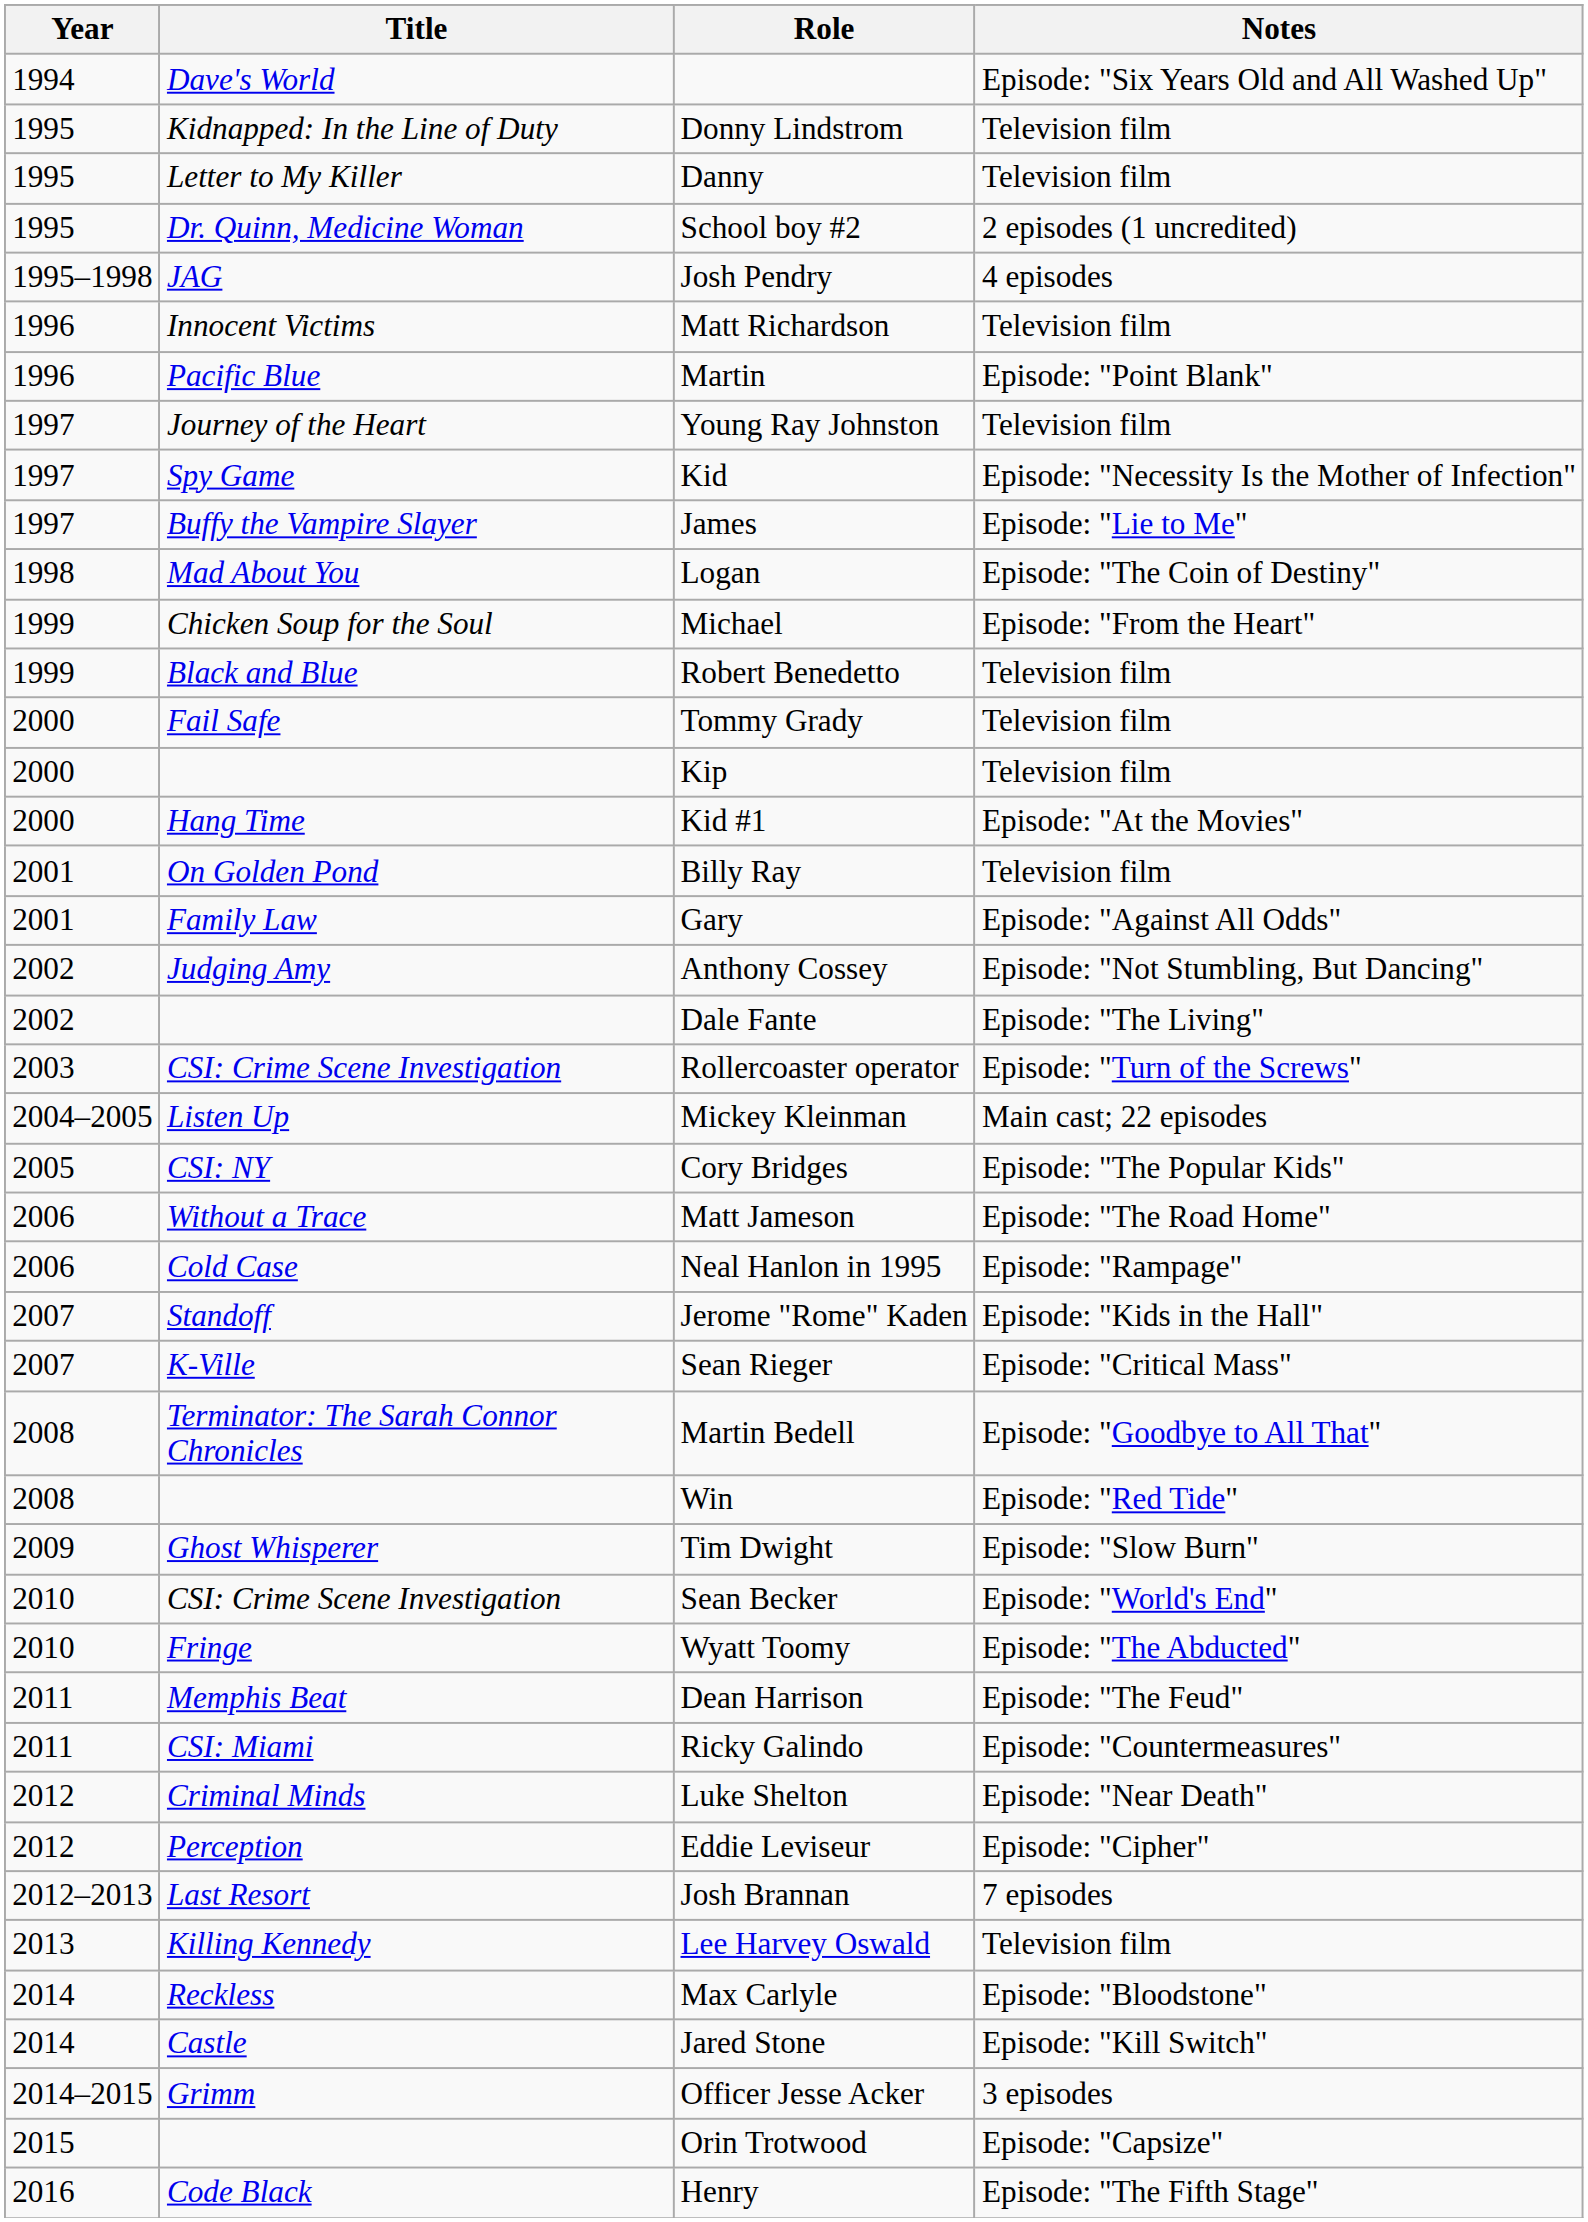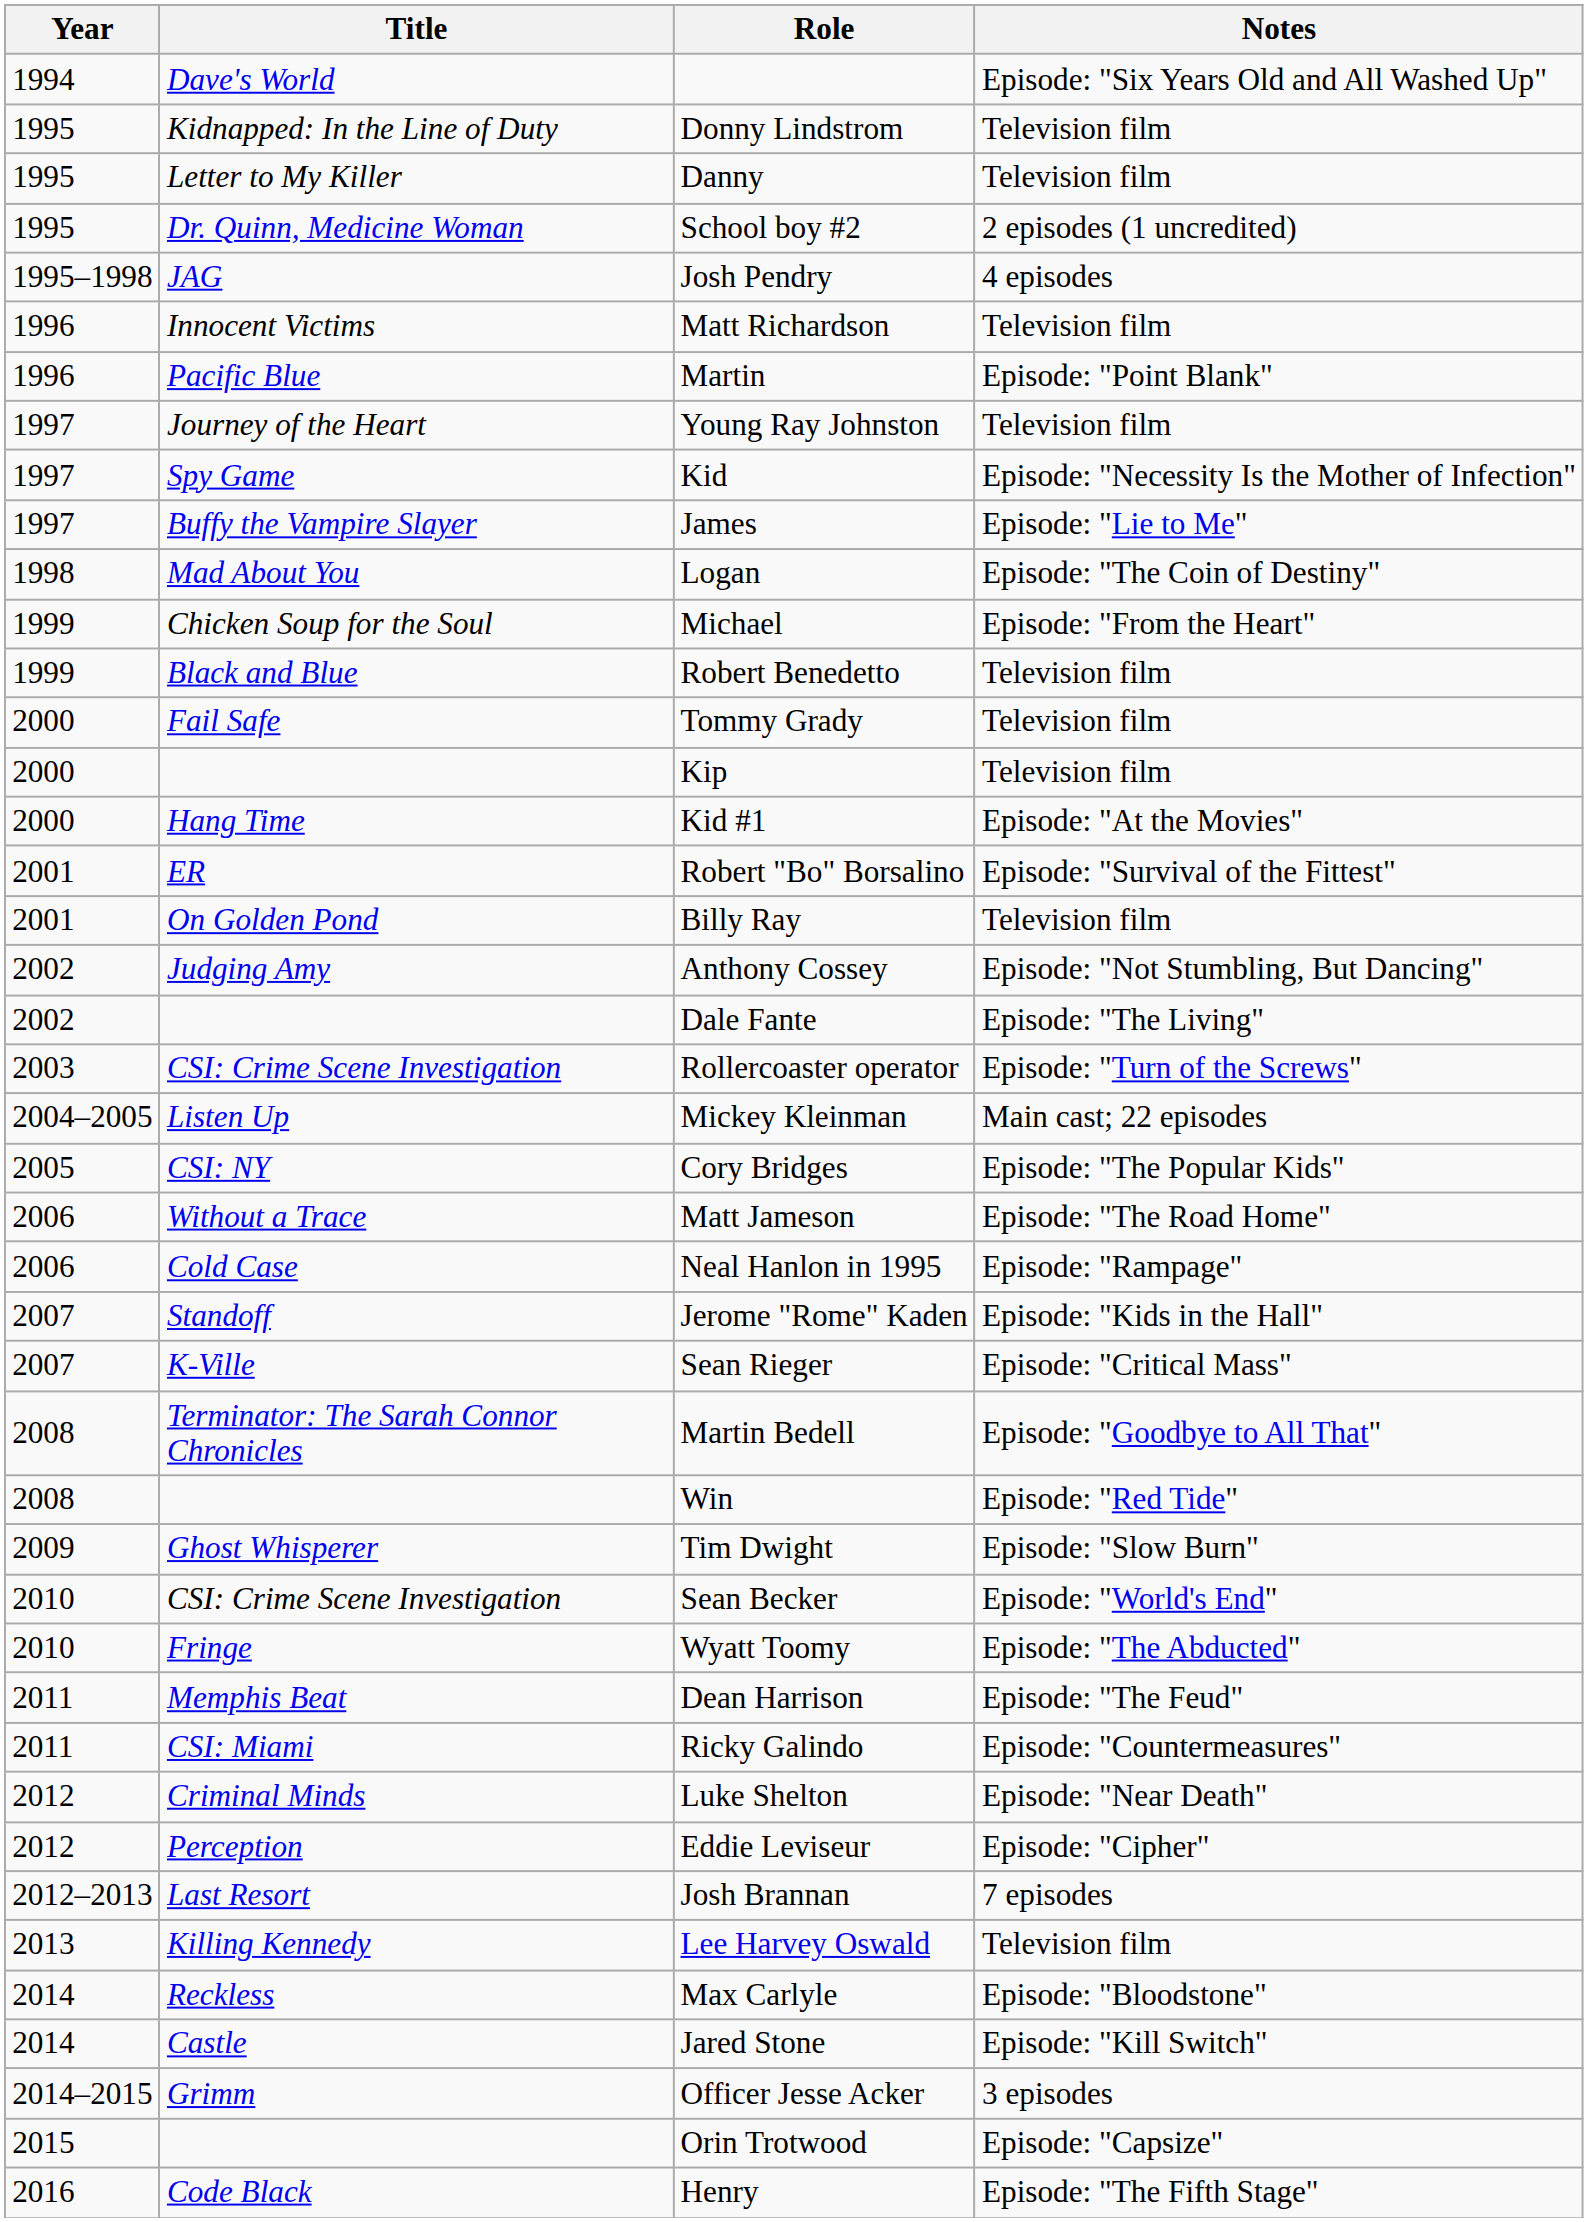+ row: (822, 870)
- row: (712, 919)
